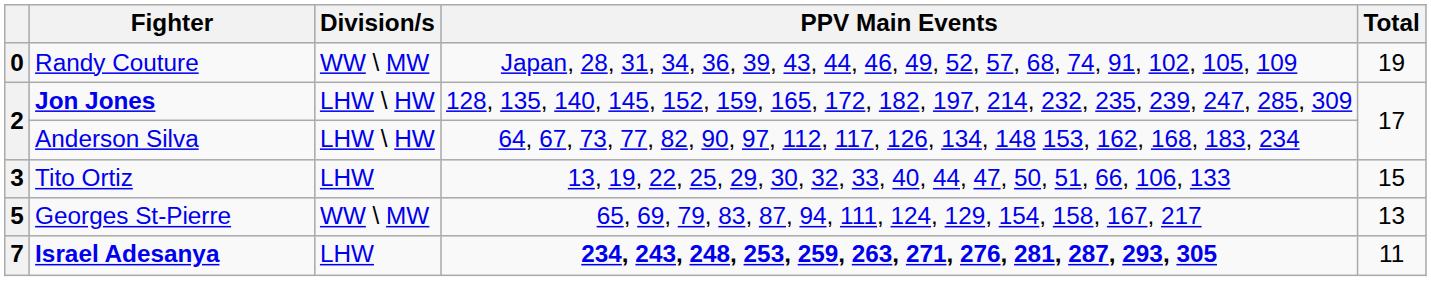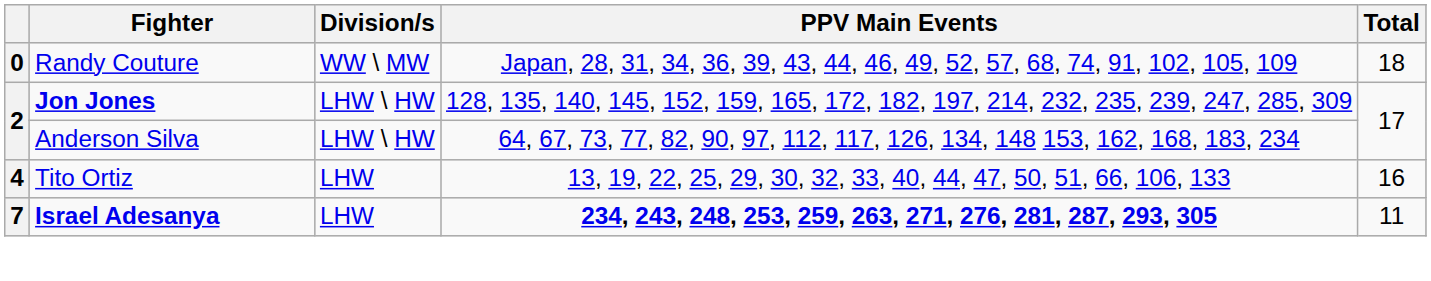(1392, 62) 19 -> (1392, 62) 18
(17, 178) 3 -> (17, 178) 4
(1392, 178) 15 -> (1392, 178) 16
- row: (133, 216)
